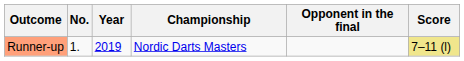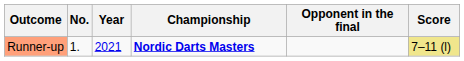(108, 46) 2019 -> (108, 46) 2021
(190, 46) normal -> (194, 46) bold
